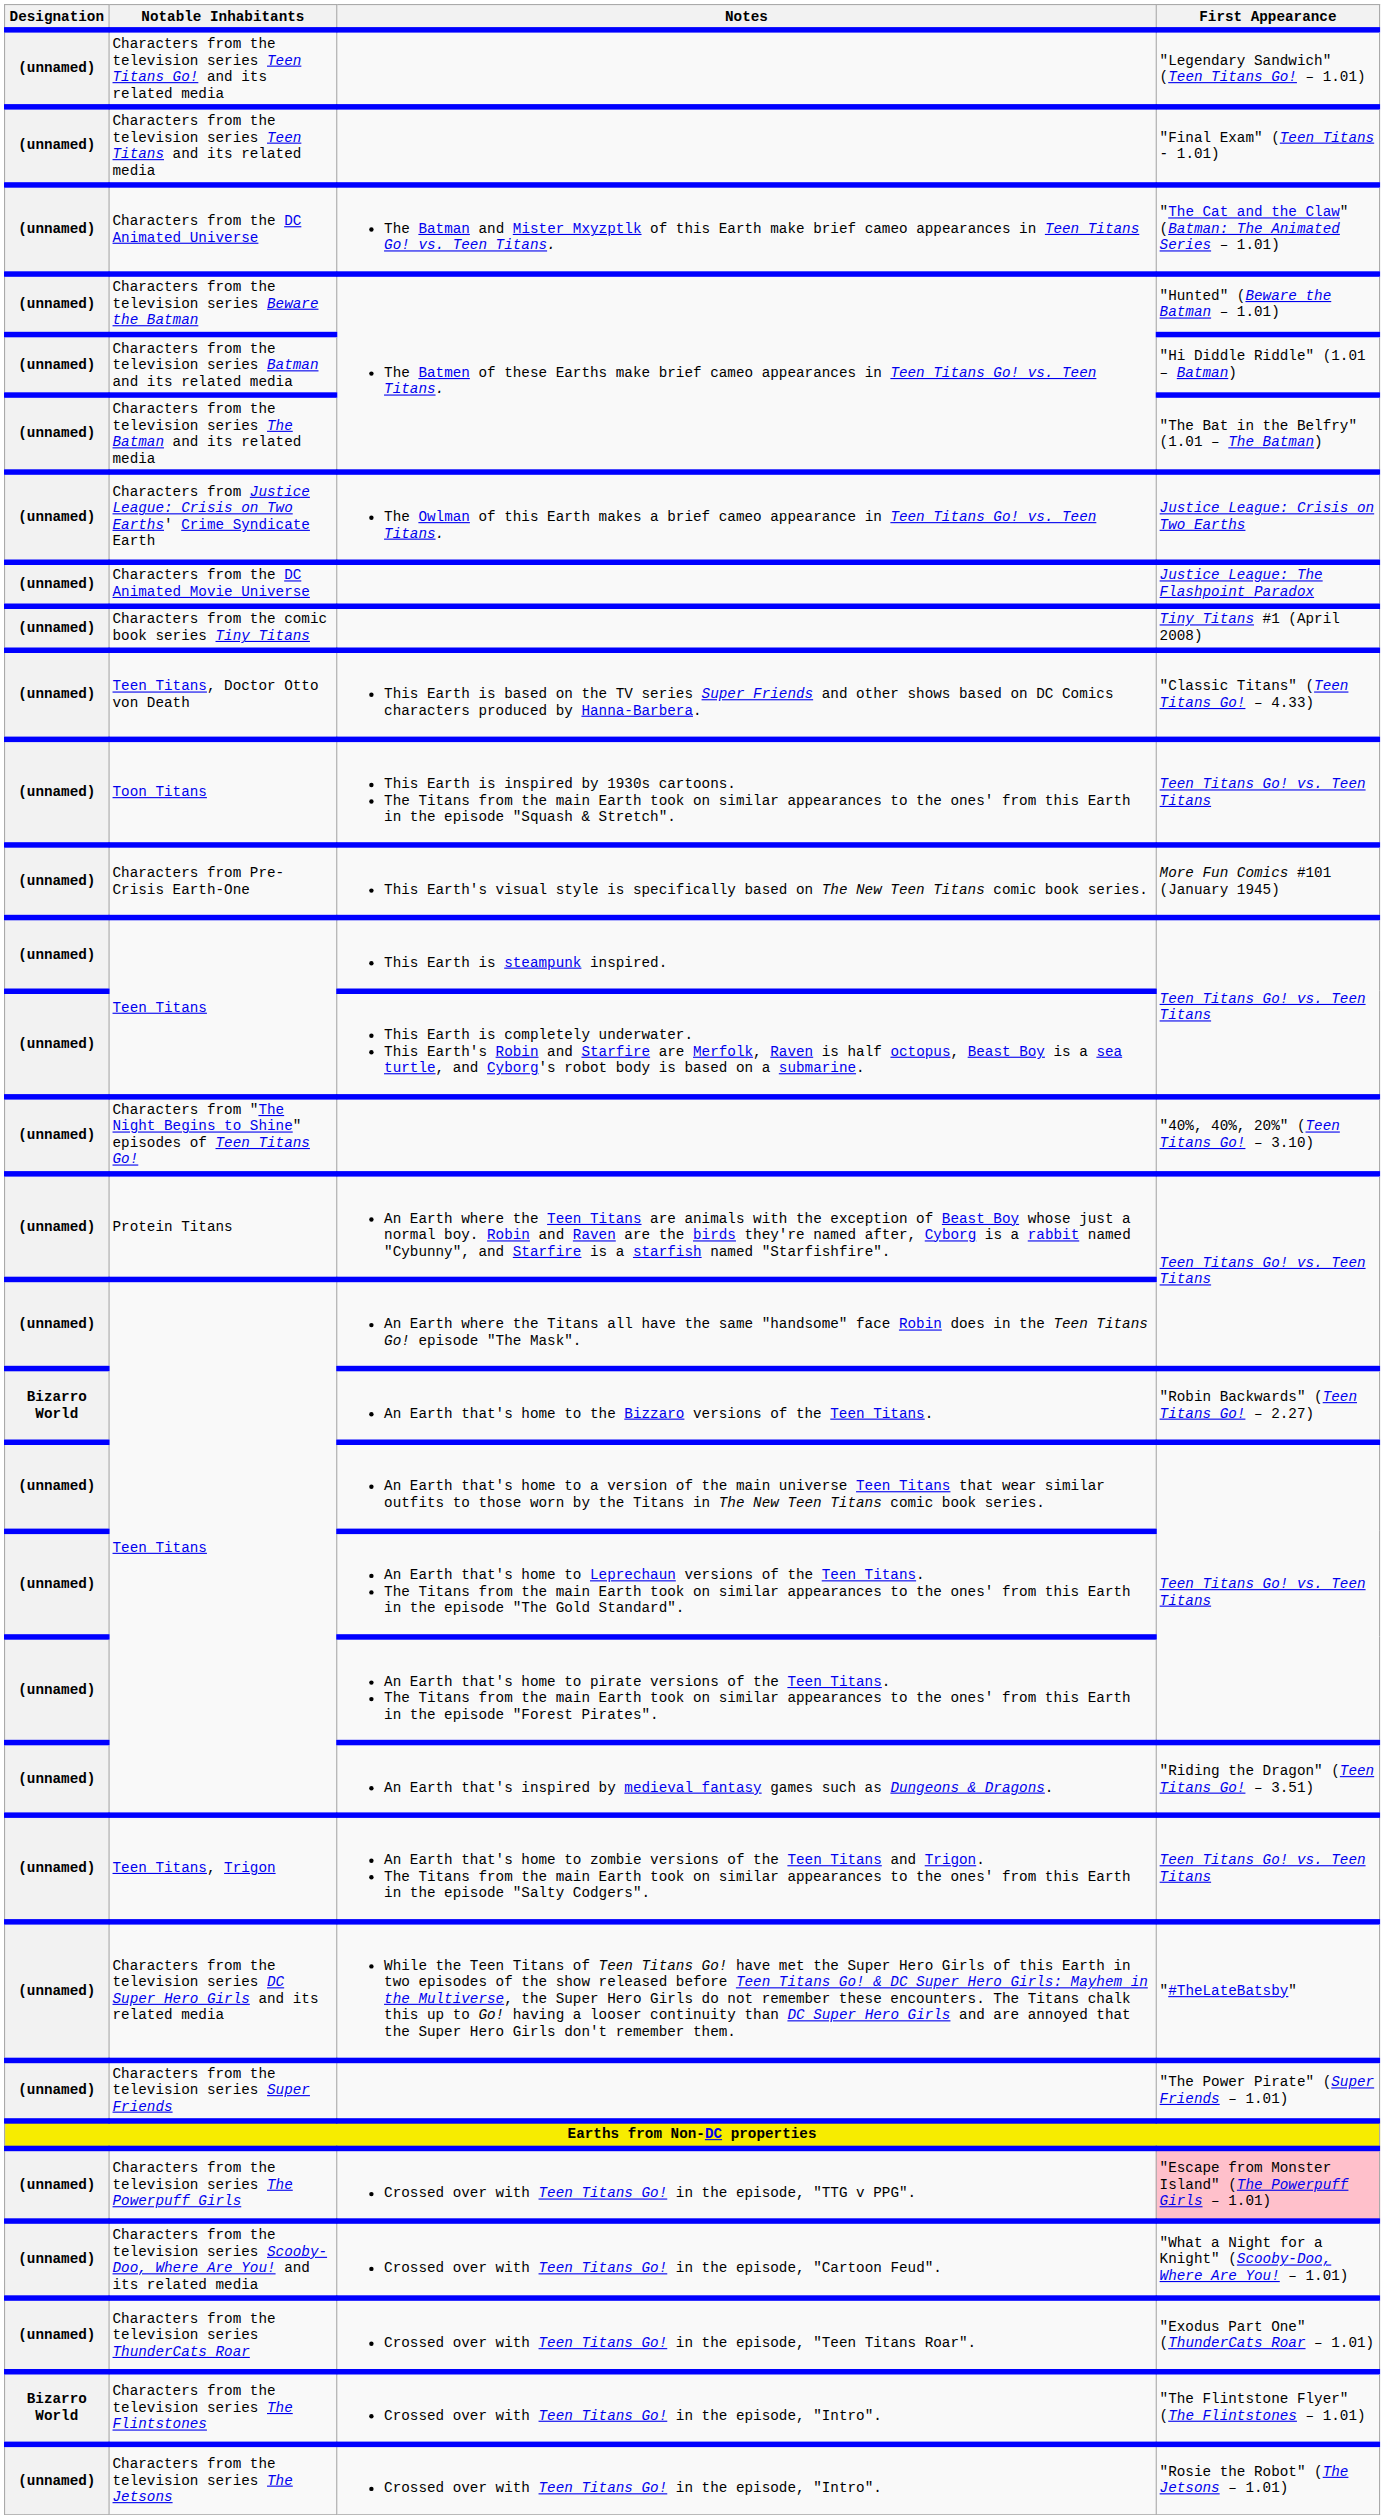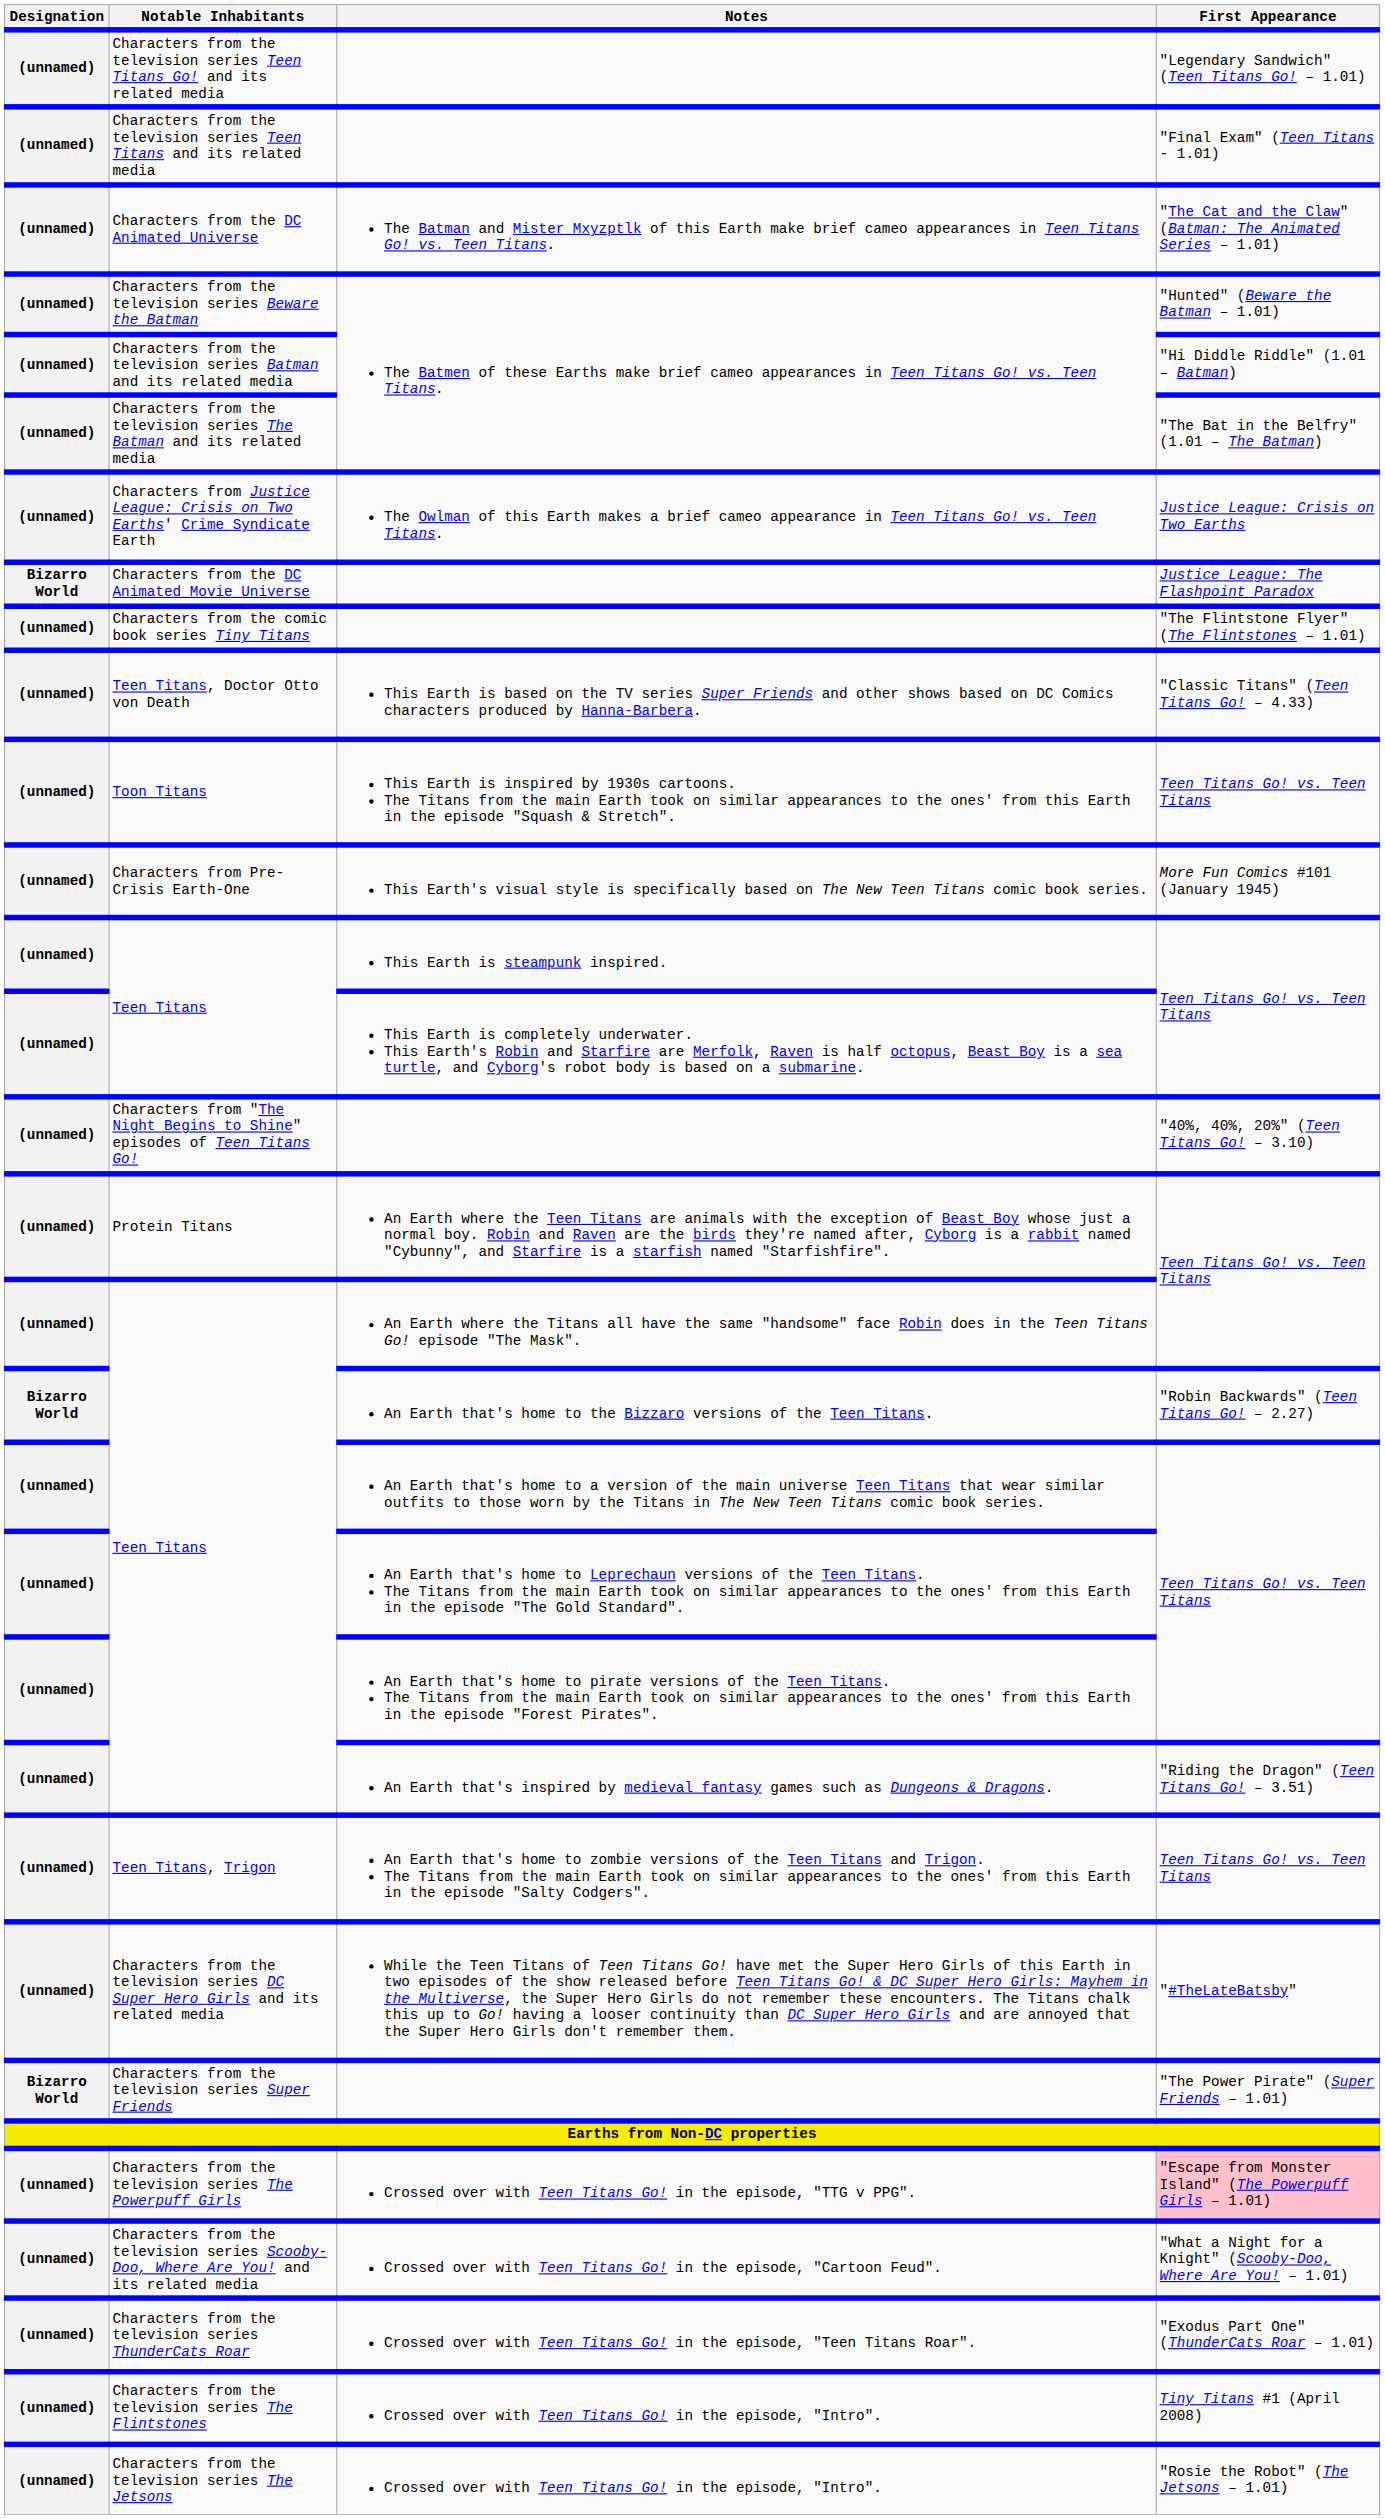(57, 584) (unnamed) -> (57, 584) Bizarro World
(1250, 628) Tiny Titans #1 (April 2008) -> (1263, 628) "The Flintstone Flyer" (The Flintstones – 1.01)
(57, 2090) (unnamed) -> (57, 2090) Bizarro World
(57, 2408) Bizarro World -> (57, 2408) (unnamed)
(1263, 2408) "The Flintstone Flyer" (The Flintstones – 1.01) -> (1250, 2408) Tiny Titans #1 (April 2008)
